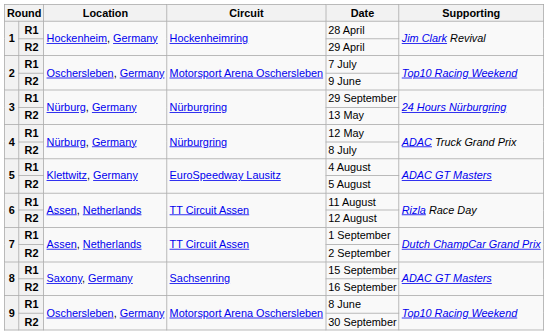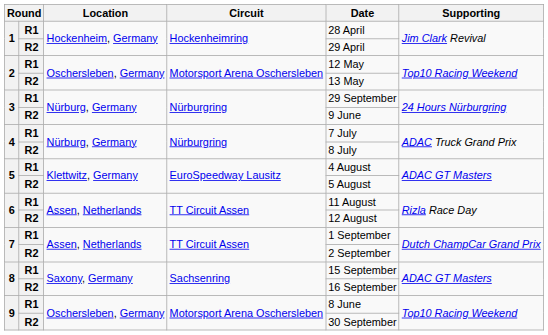(342, 64) 7 July -> (346, 64) 12 May
(345, 81) 9 June -> (346, 81) 13 May
(346, 115) 13 May -> (345, 115) 9 June
(346, 133) 12 May -> (342, 133) 7 July
